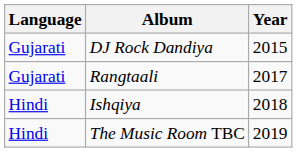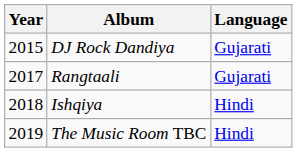columns swapped: (270, 18) <-> (45, 18)
